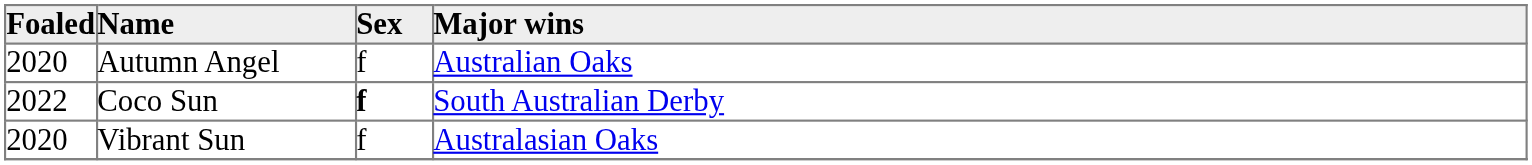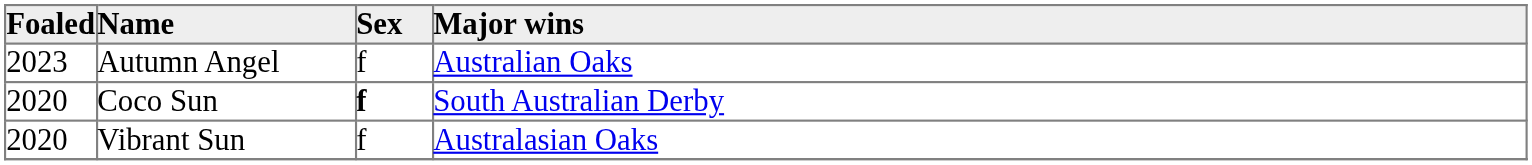(37, 62) 2020 -> (37, 62) 2023
(37, 100) 2022 -> (37, 100) 2020
